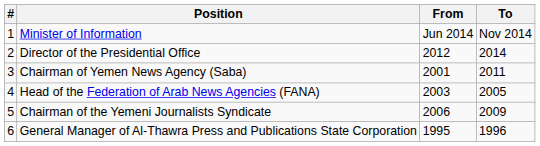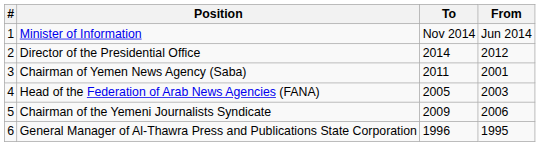columns swapped: (448, 14) <-> (505, 14)
